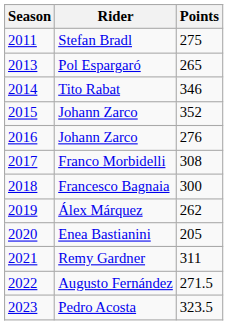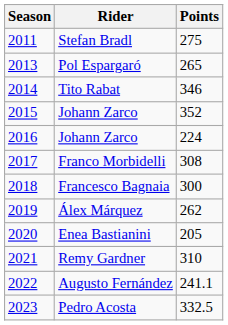(191, 137) 276 -> (191, 137) 224
(190, 258) 311 -> (191, 258) 310
(196, 282) 271.5 -> (196, 282) 241.1
(196, 307) 323.5 -> (196, 307) 332.5
